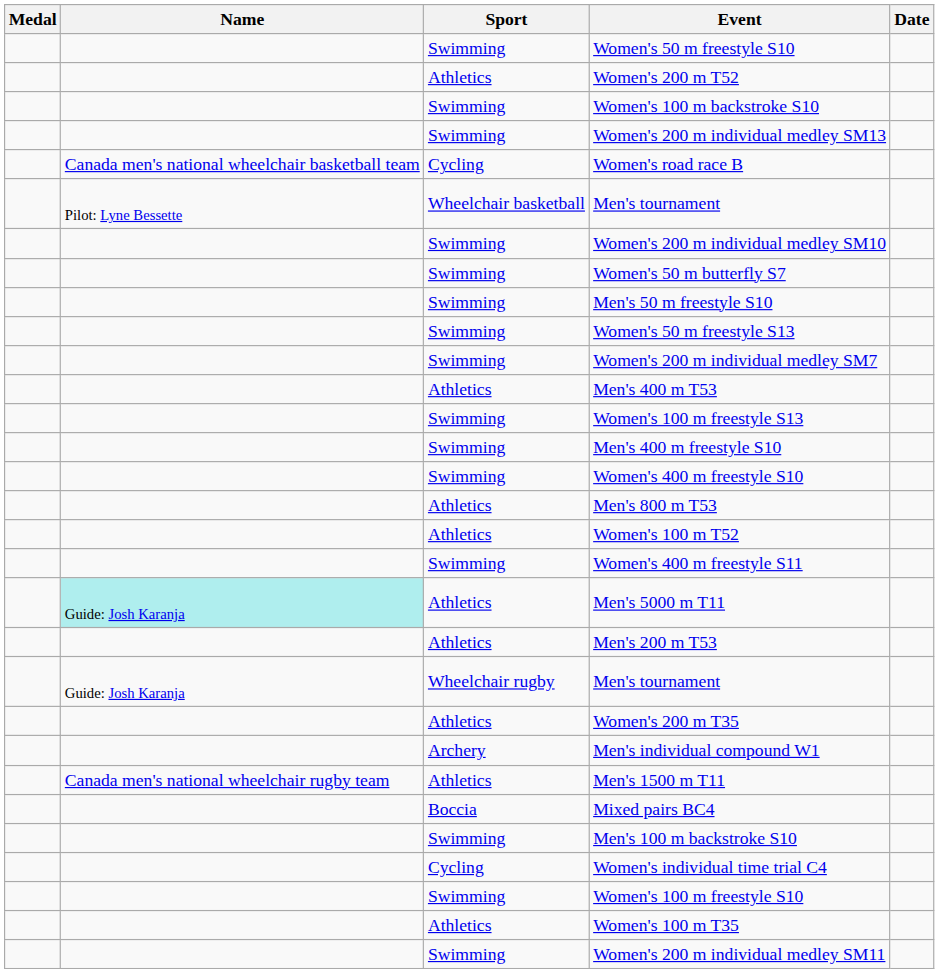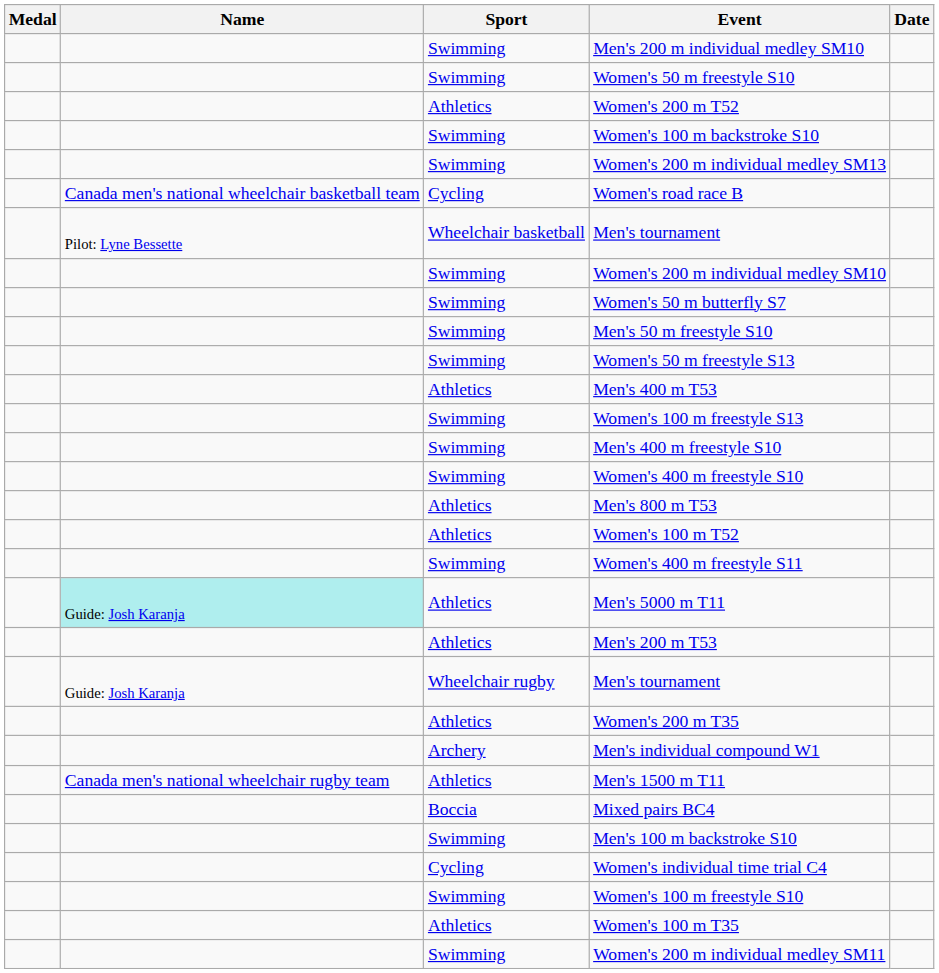+ row: (467, 48)
- row: (467, 359)
